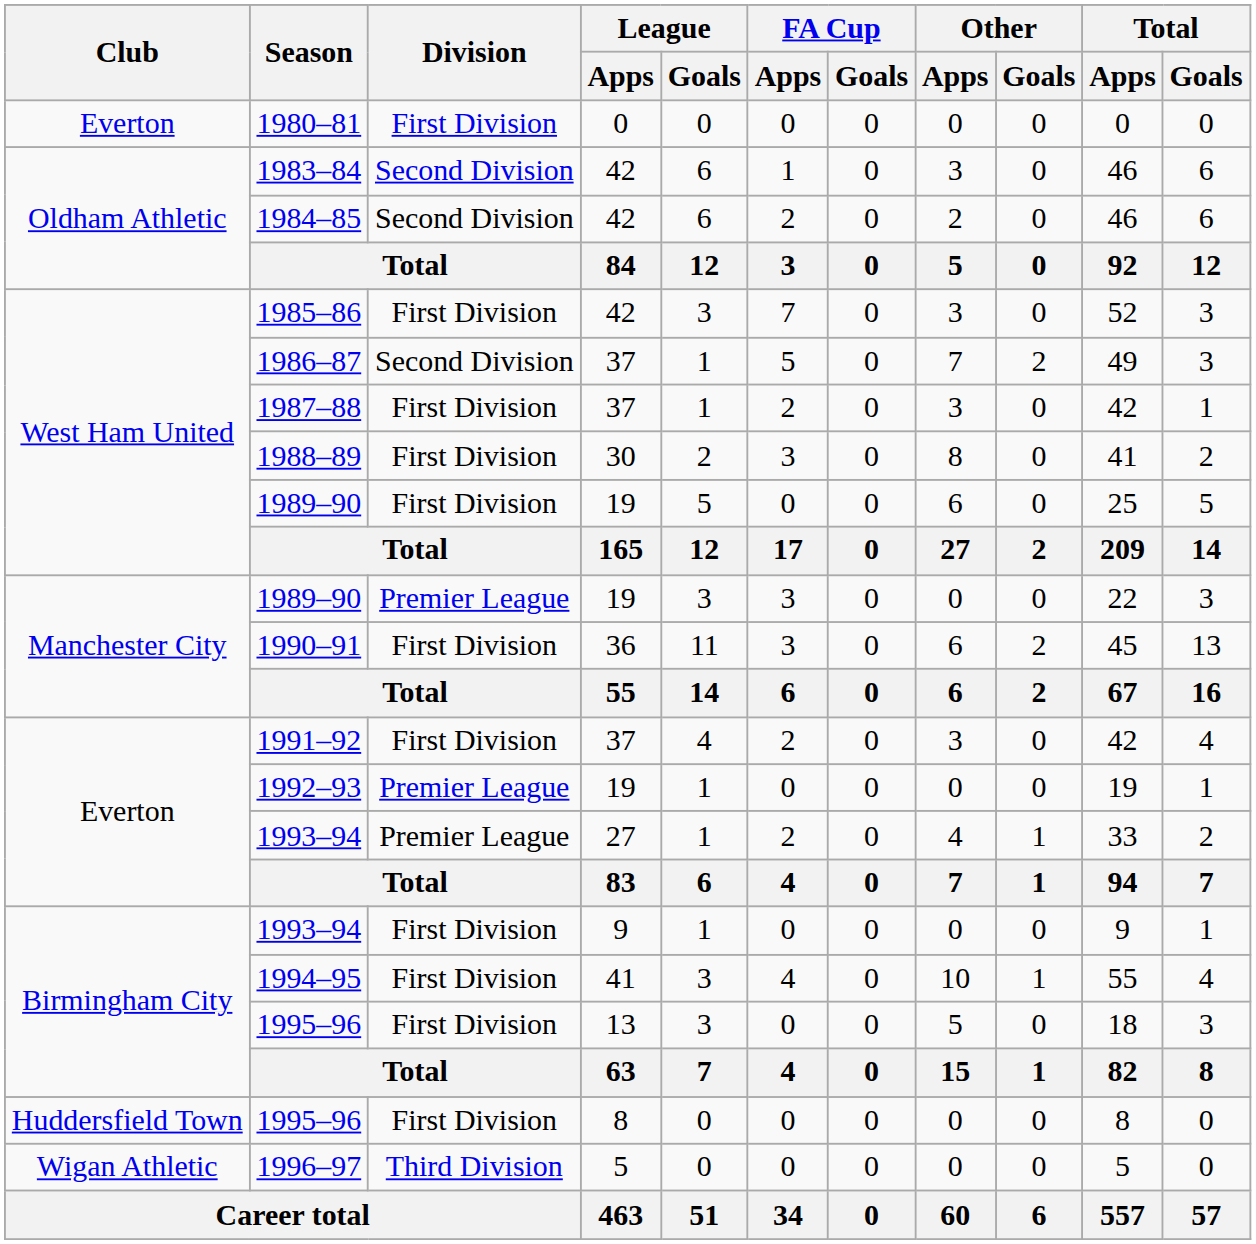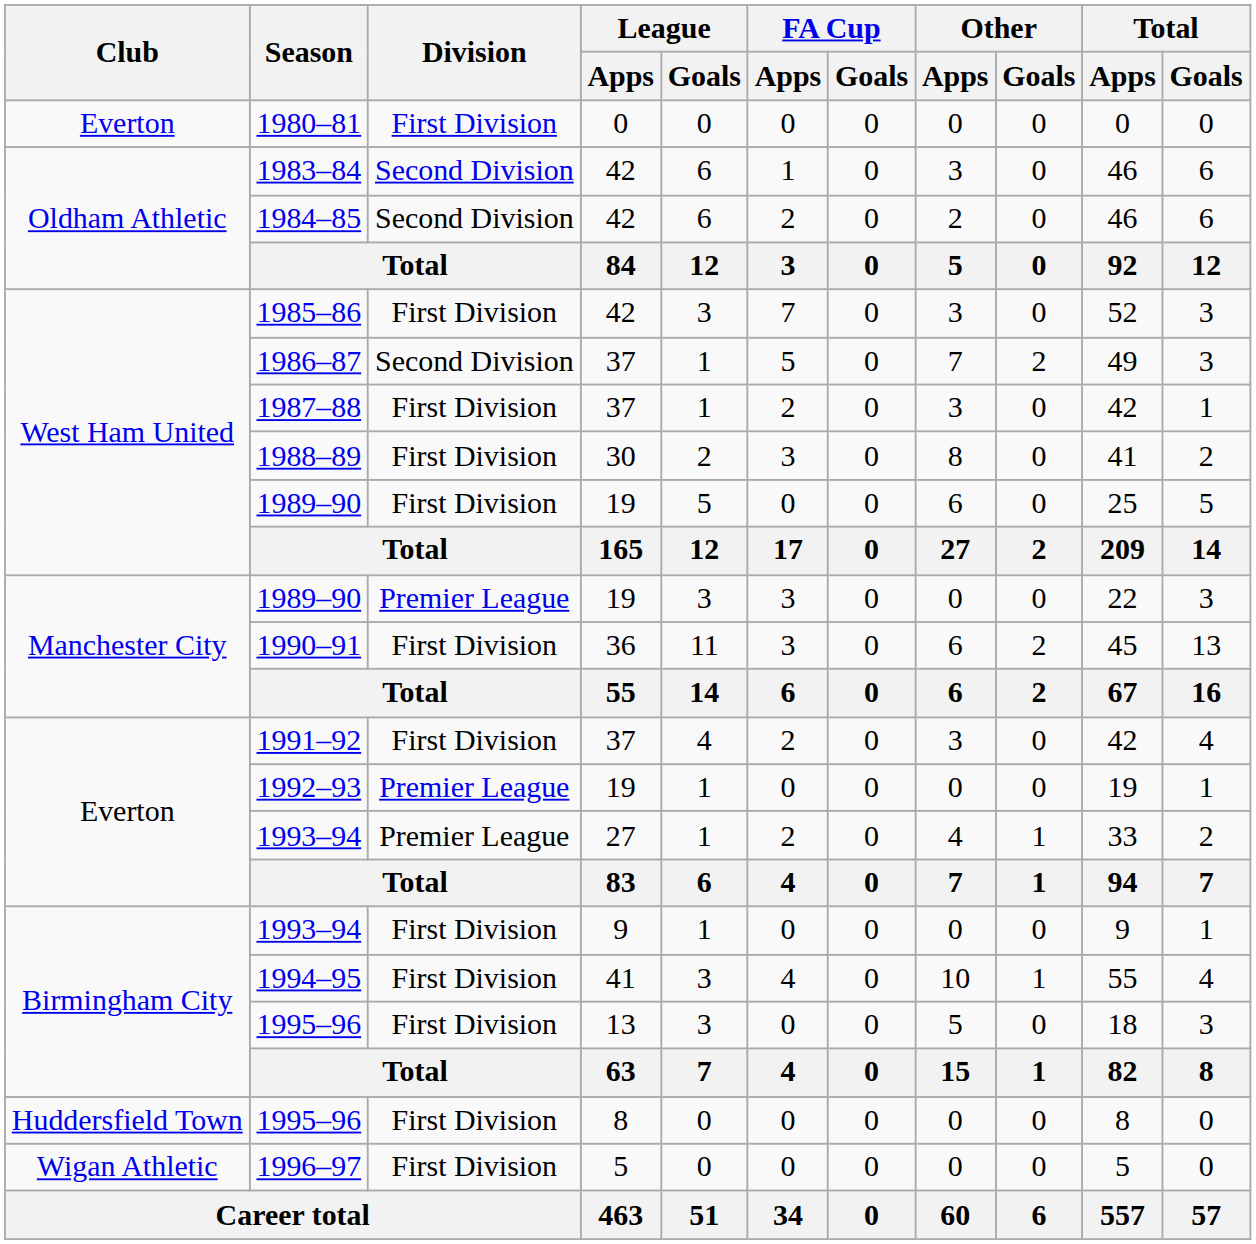(474, 1167) Third Division -> (474, 1167) First Division
